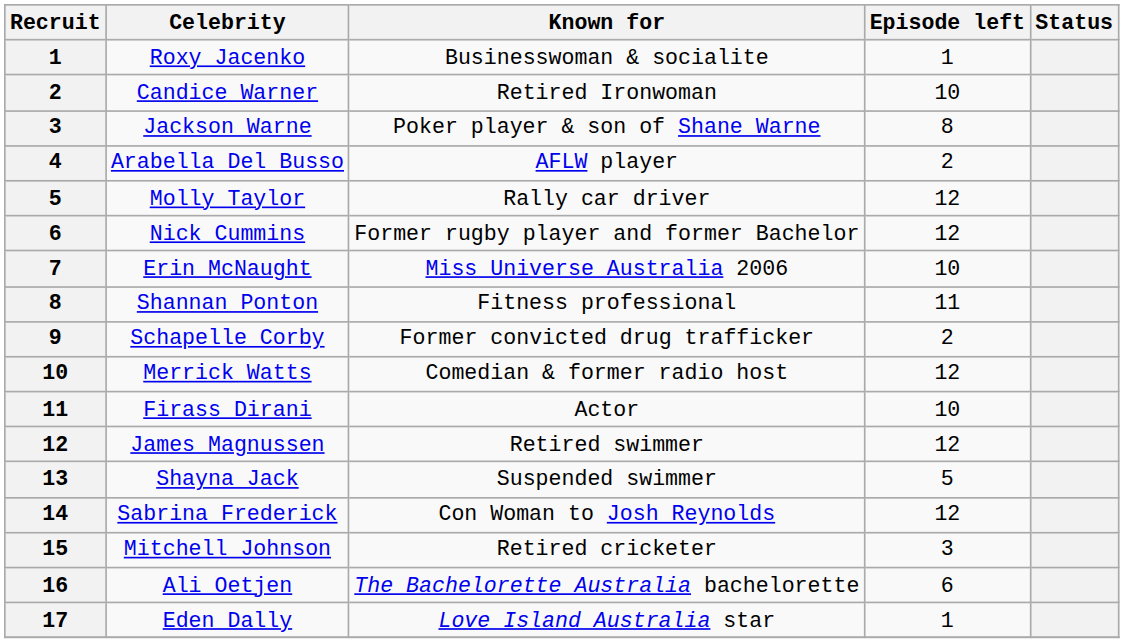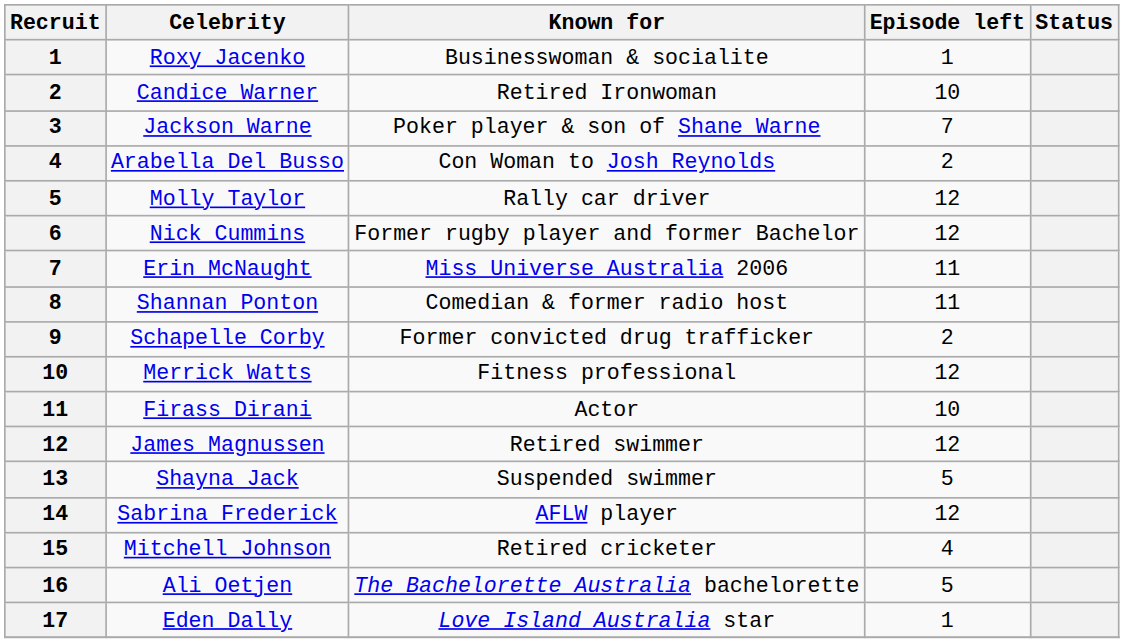(947, 128) 8 -> (947, 128) 7
(607, 163) AFLW player -> (607, 163) Con Woman to Josh Reynolds
(947, 269) 10 -> (947, 269) 11
(607, 304) Fitness professional -> (607, 304) Comedian & former radio host
(607, 374) Comedian & former radio host -> (607, 374) Fitness professional
(607, 515) Con Woman to Josh Reynolds -> (607, 515) AFLW player
(947, 550) 3 -> (947, 550) 4
(947, 585) 6 -> (947, 585) 5
